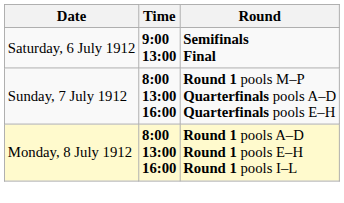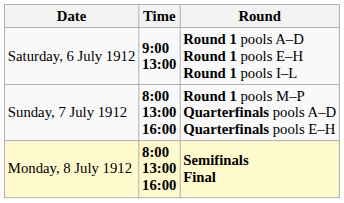(216, 47) Semifinals Final -> (244, 56) Round 1 pools A–D Round 1 pools E–H Round 1 pools I–L
(244, 152) Round 1 pools A–D Round 1 pools E–H Round 1 pools I–L -> (216, 169) Semifinals Final
